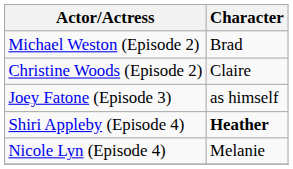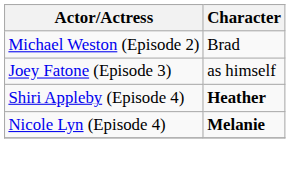- row: (105, 71)
(238, 151) normal -> (236, 124) bold
